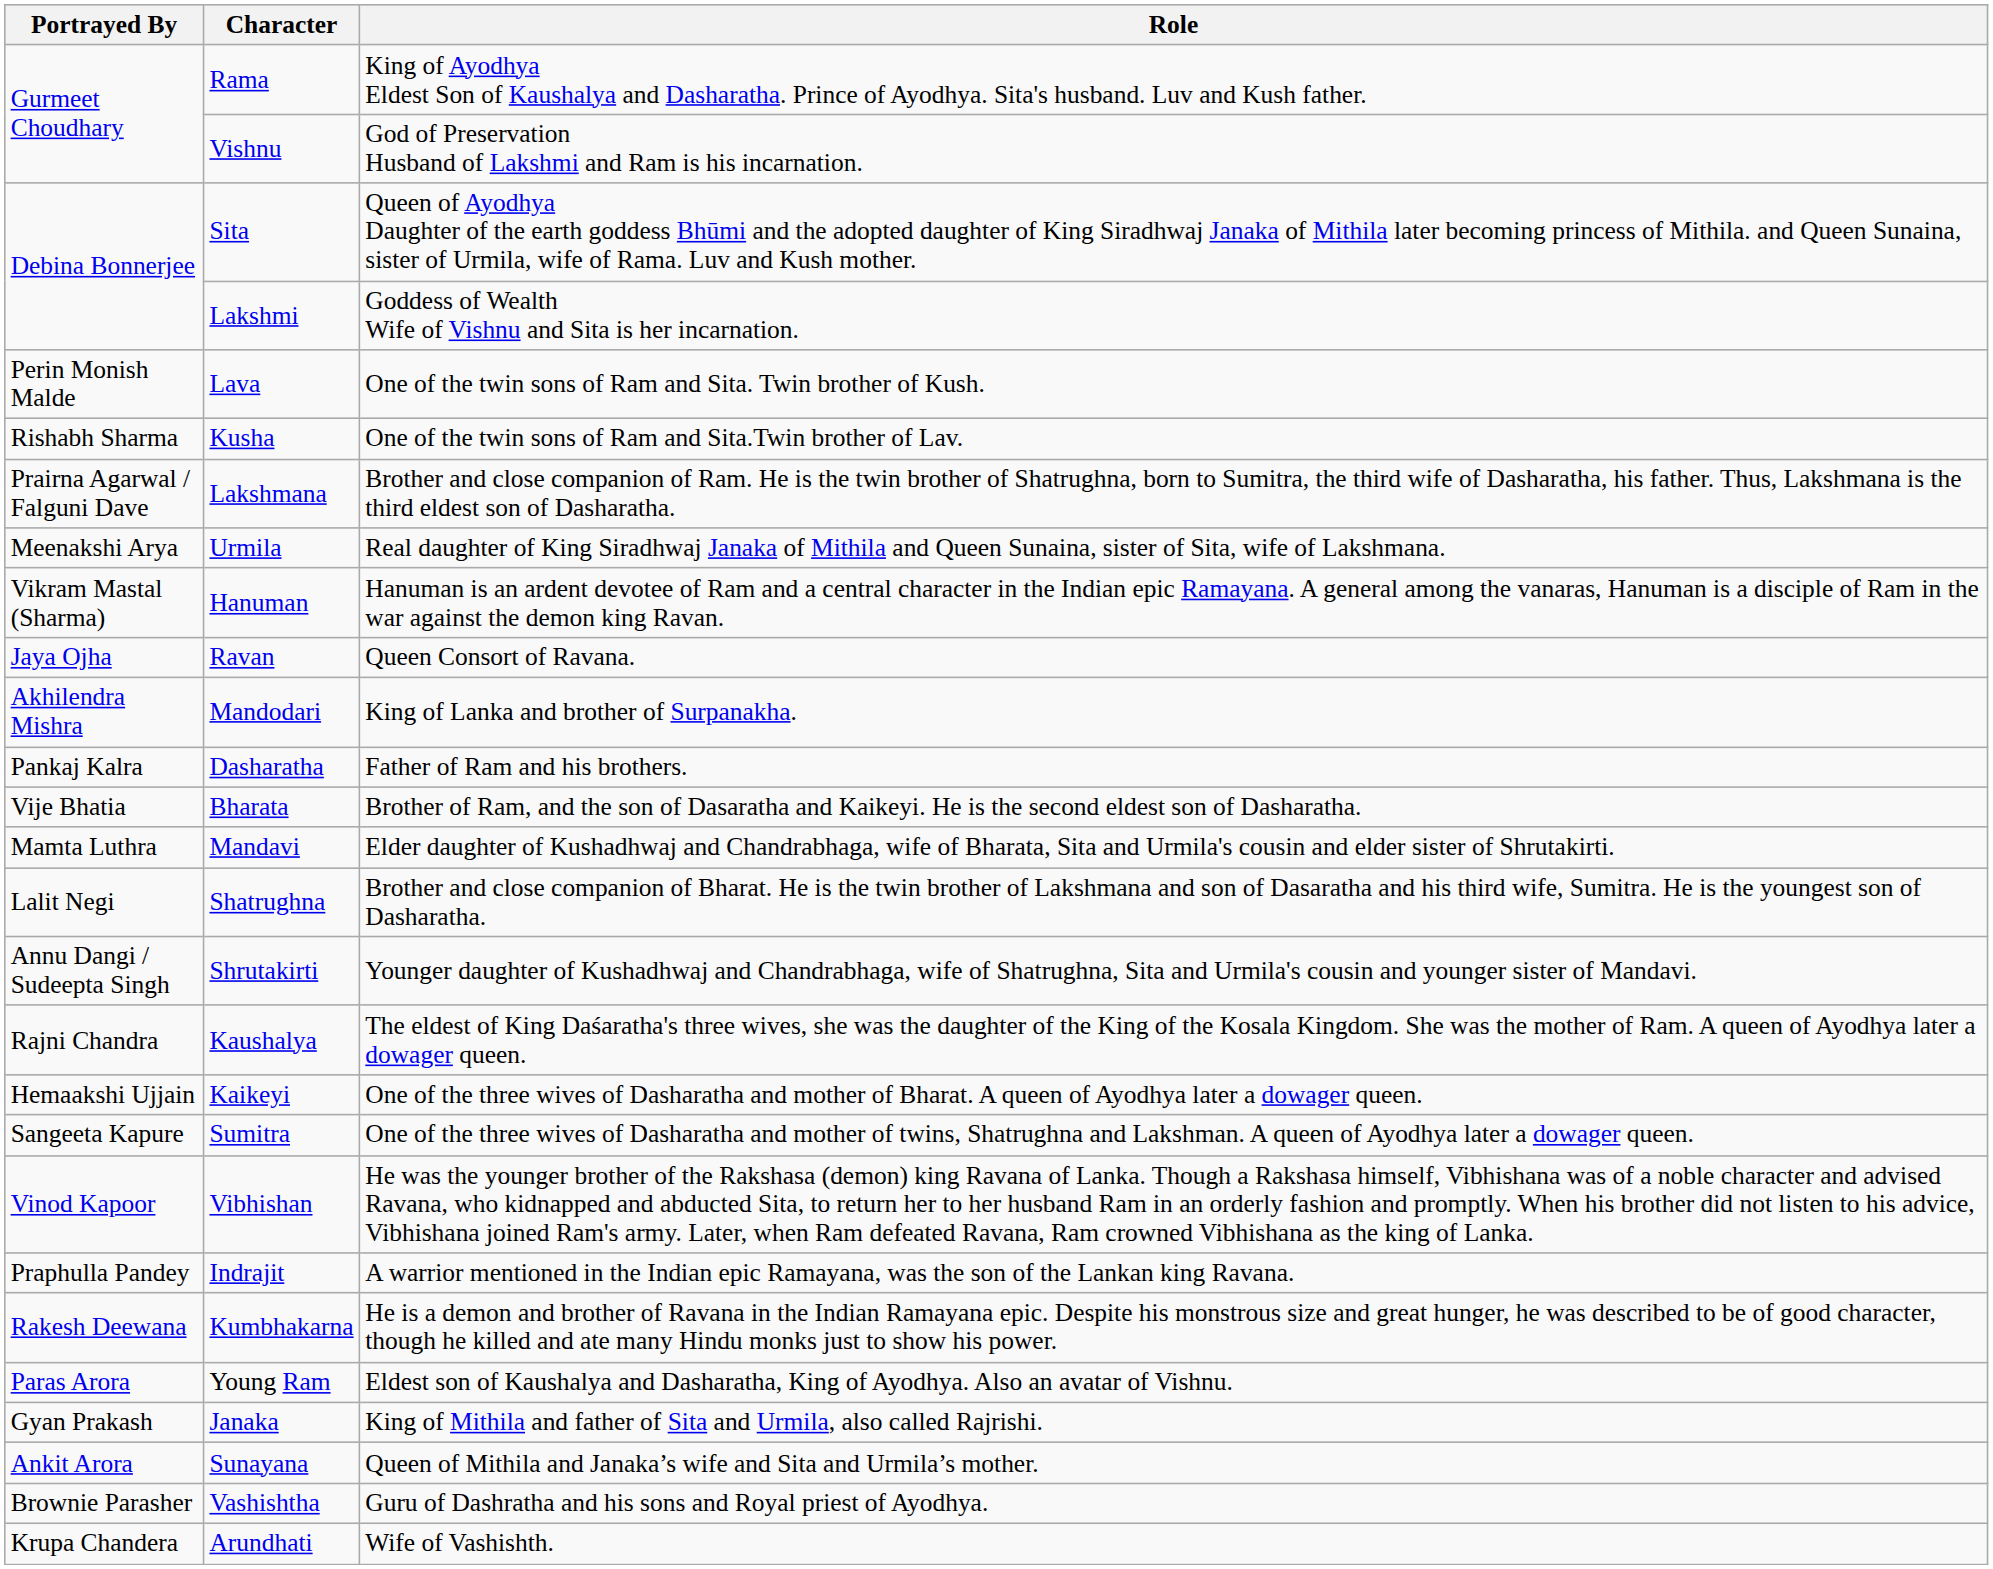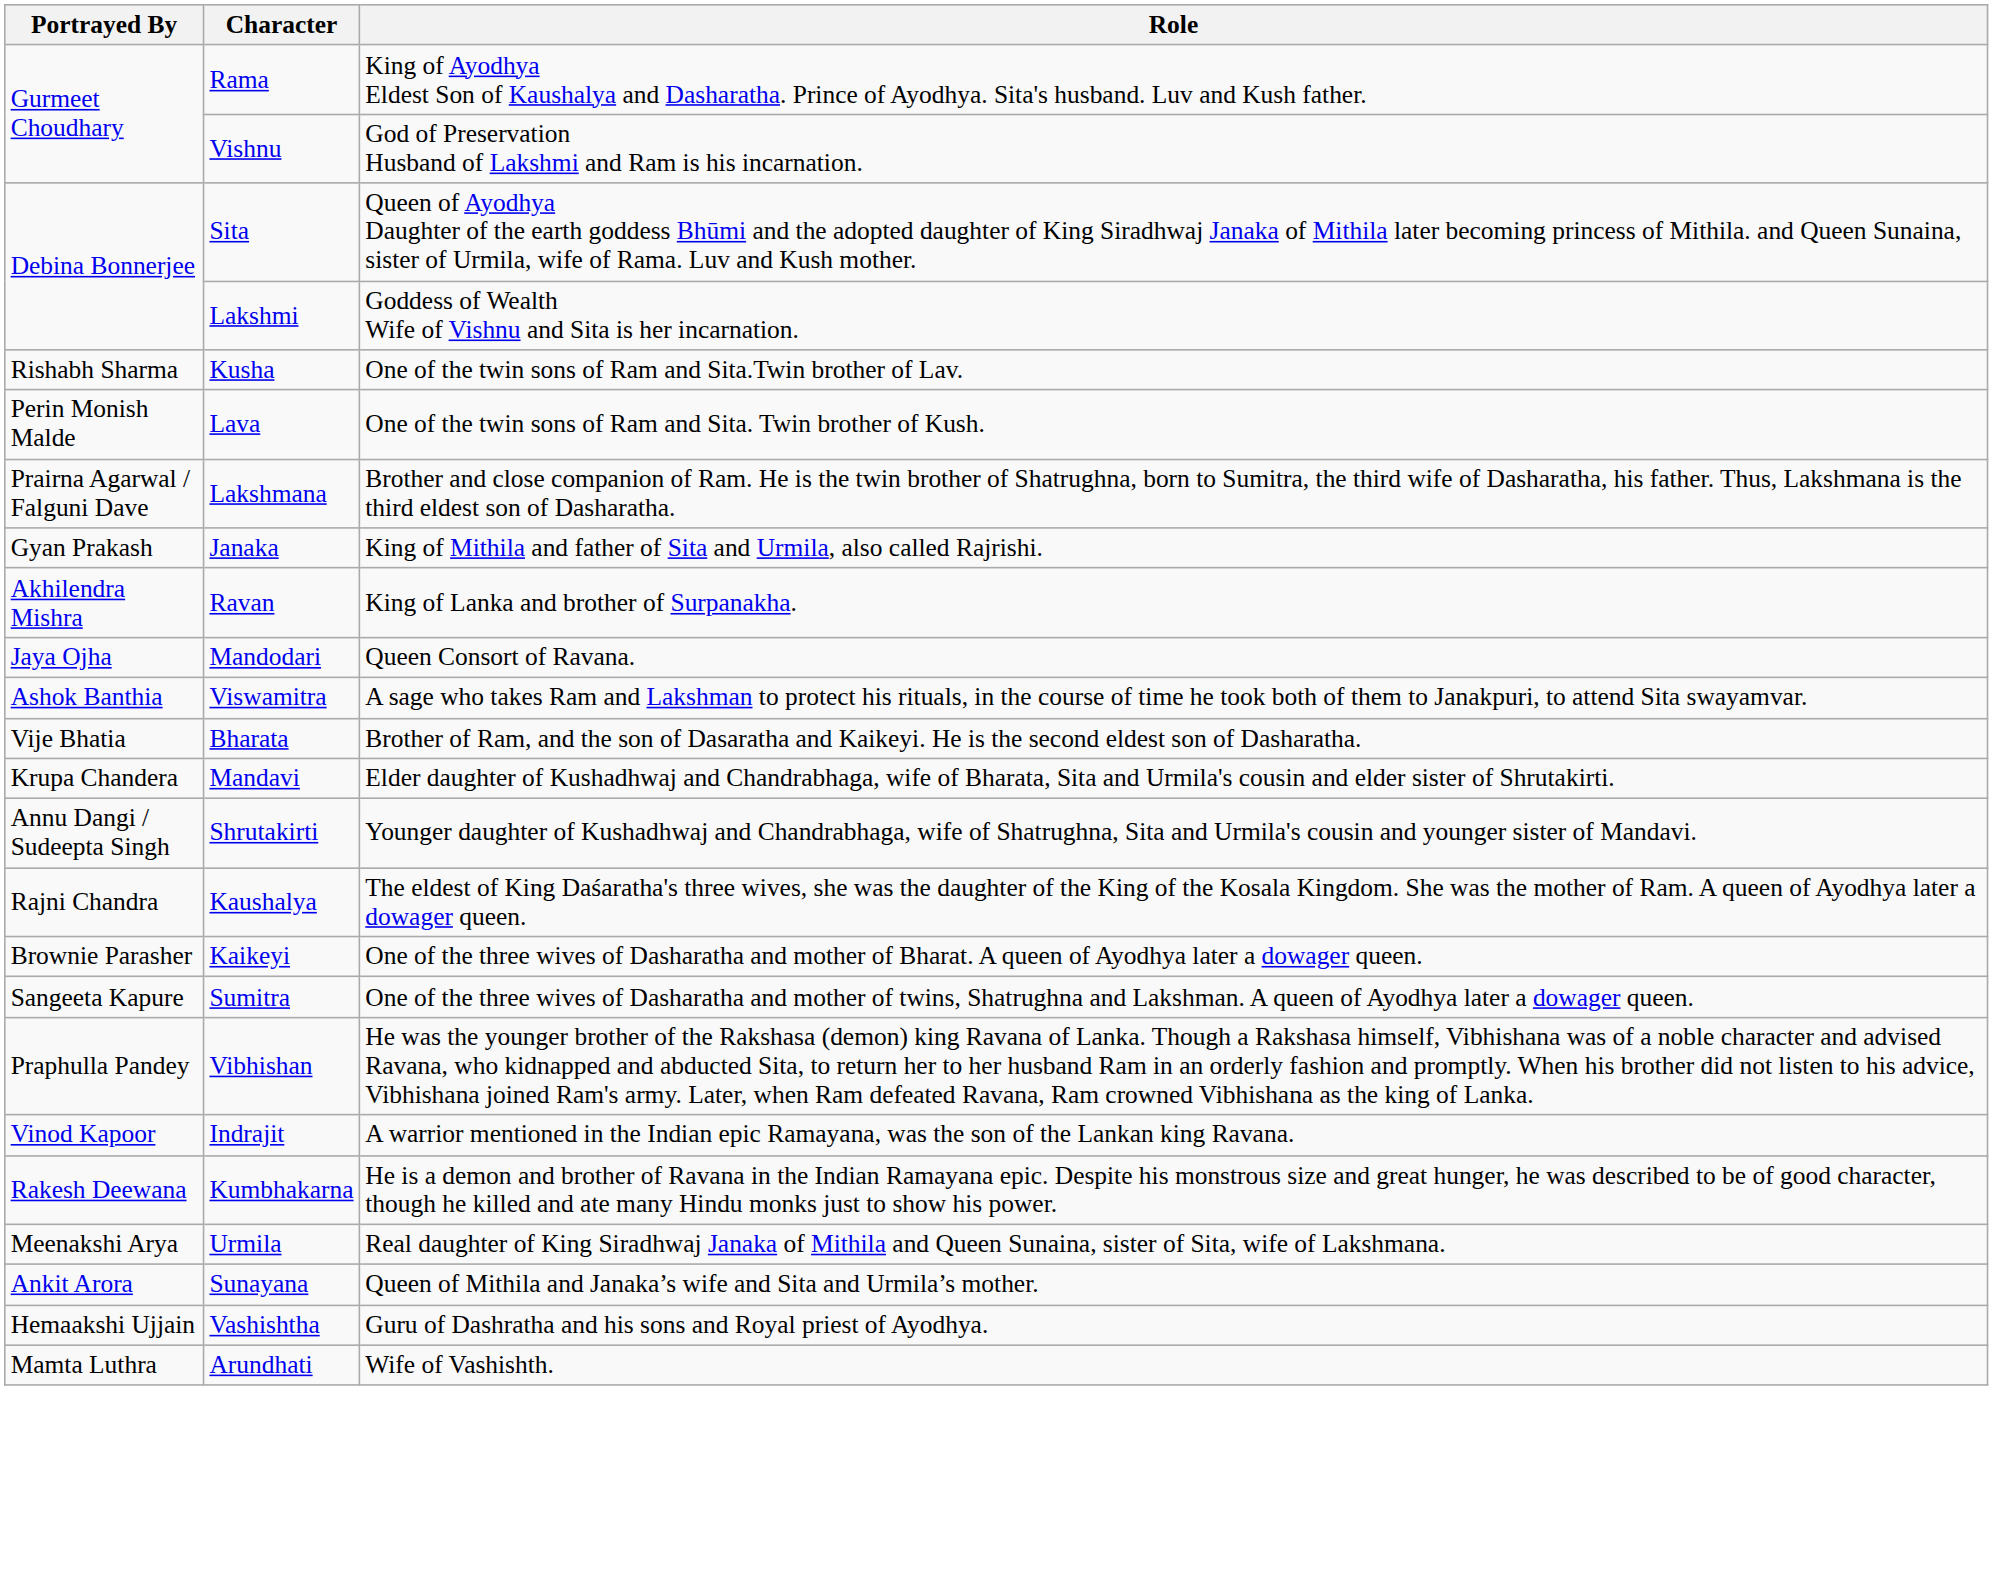rows swapped: (242, 438) <-> (235, 383)
rows swapped: (245, 547) <-> (244, 1422)
- row: (259, 602)
(61, 657) Jaya Ojha -> (68, 602) Akhilendra Mishra
(500, 657) Queen Consort of Ravana. -> (581, 602) King of Lanka and brother of Surpanakha.
(68, 711) Akhilendra Mishra -> (61, 657) Jaya Ojha
(581, 711) King of Lanka and brother of Surpanakha. -> (500, 657) Queen Consort of Ravana.
+ row: (268, 697)
- row: (267, 766)
(84, 847) Mamta Luthra -> (94, 778) Krupa Chandera
- row: (267, 901)
(103, 1094) Hemaakshi Ujjain -> (101, 956) Brownie Parasher
(83, 1203) Vinod Kapoor -> (100, 1065) Praphulla Pandey
(100, 1272) Praphulla Pandey -> (83, 1134) Vinod Kapoor
- row: (270, 1381)
(101, 1502) Brownie Parasher -> (103, 1324) Hemaakshi Ujjain
(94, 1543) Krupa Chandera -> (84, 1365) Mamta Luthra
